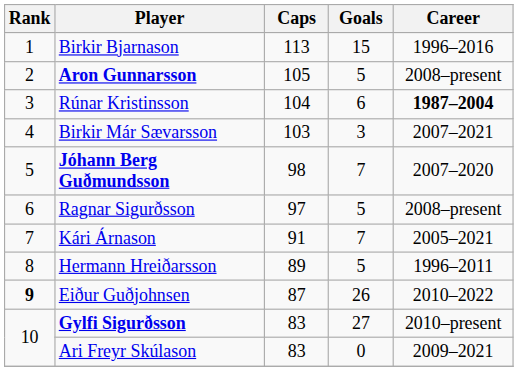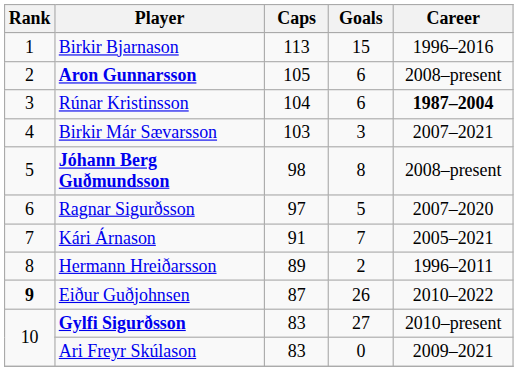(361, 75) 5 -> (361, 75) 6
(361, 170) 7 -> (361, 170) 8
(453, 170) 2007–2020 -> (453, 170) 2008–present
(453, 209) 2008–present -> (453, 209) 2007–2020
(361, 266) 5 -> (361, 266) 2
